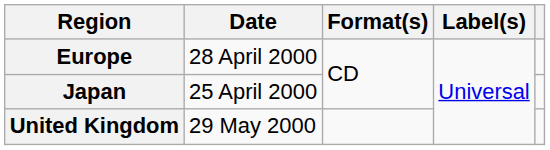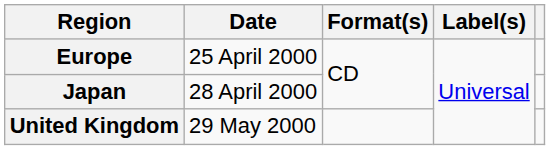(253, 56) 28 April 2000 -> (253, 56) 25 April 2000
(253, 91) 25 April 2000 -> (253, 91) 28 April 2000
